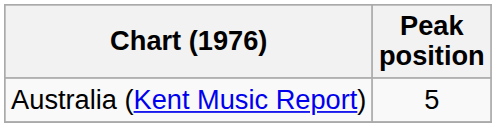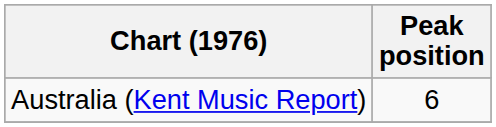(432, 99) 5 -> (432, 99) 6
